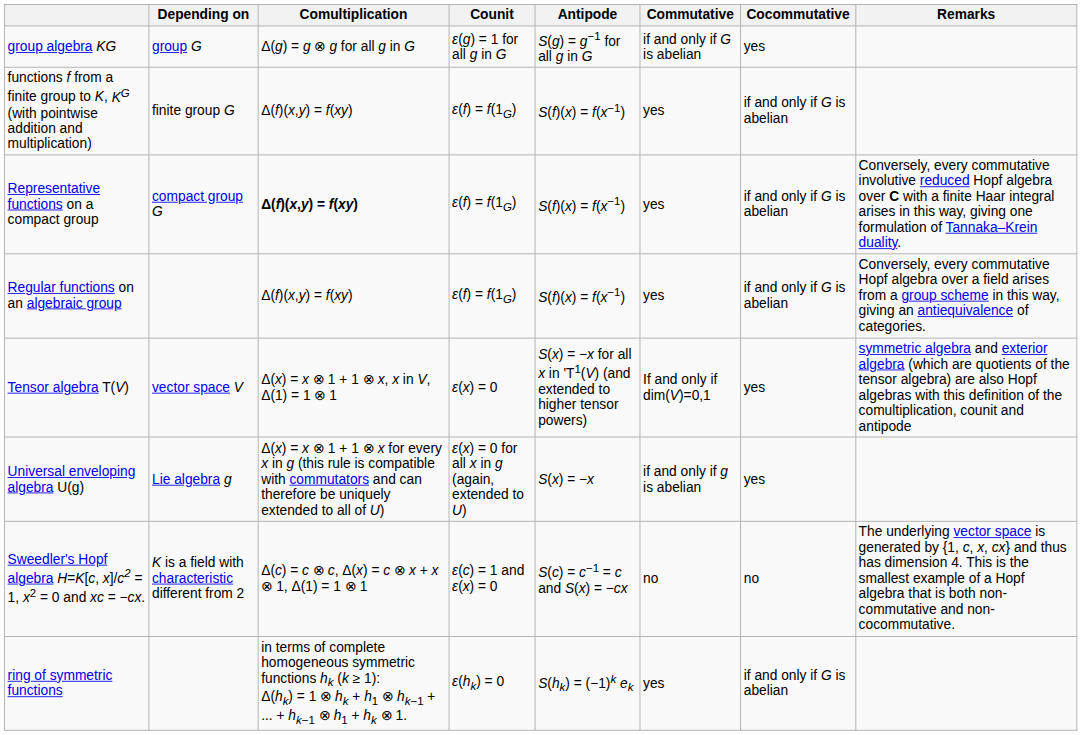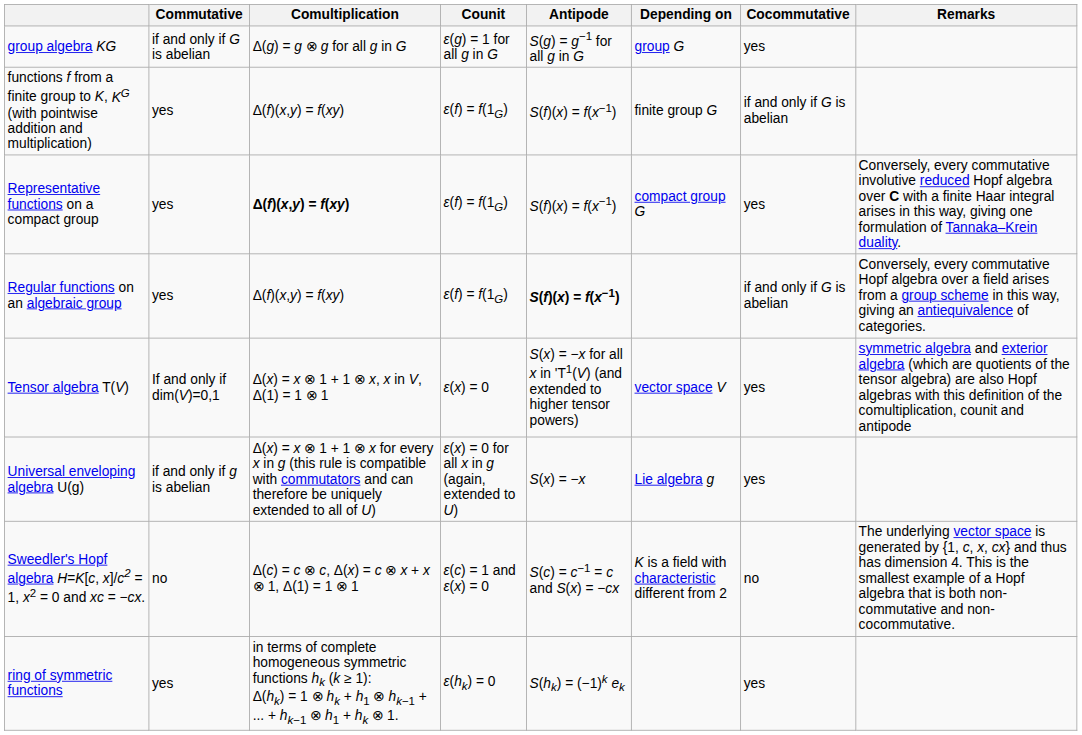columns swapped: (203, 15) <-> (690, 15)
(795, 204) if and only if G is abelian -> (754, 204) yes
(582, 295) normal -> (575, 295) bold
(795, 683) if and only if G is abelian -> (754, 683) yes
